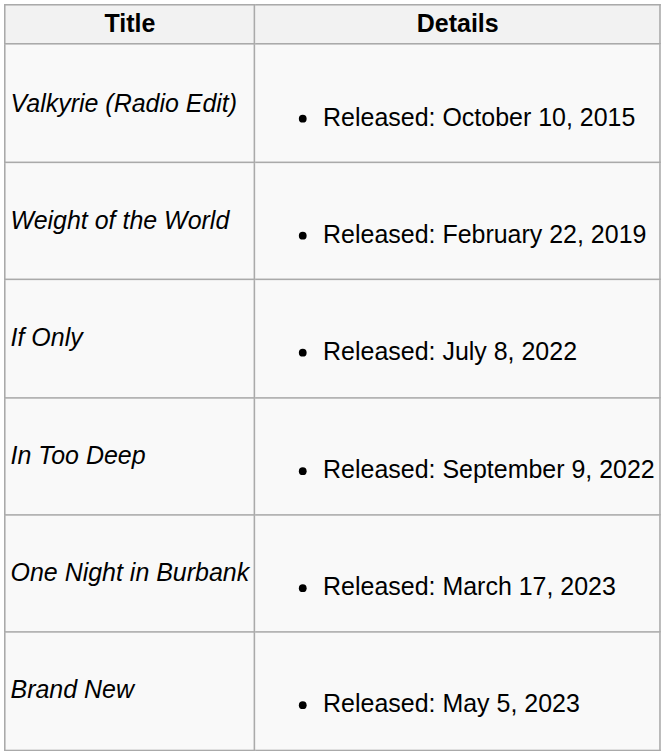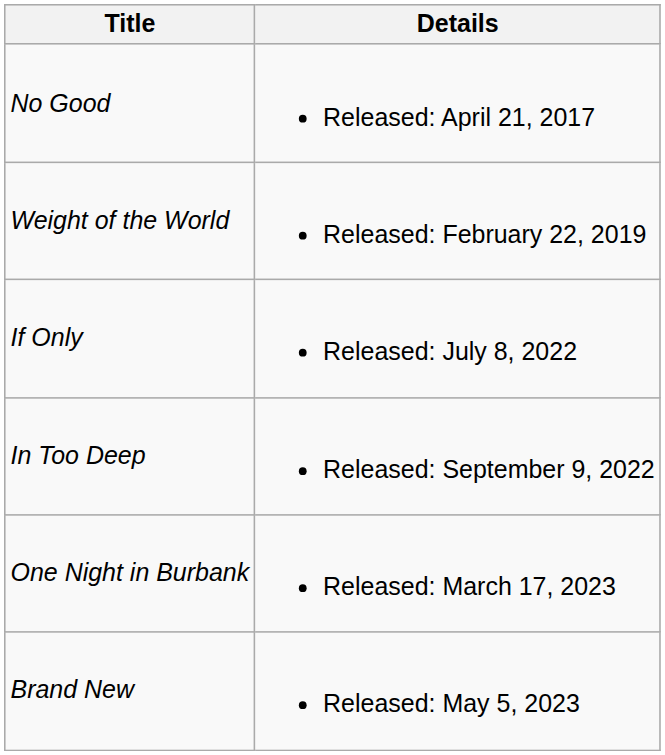- row: (124, 102)
+ row: (60, 102)
